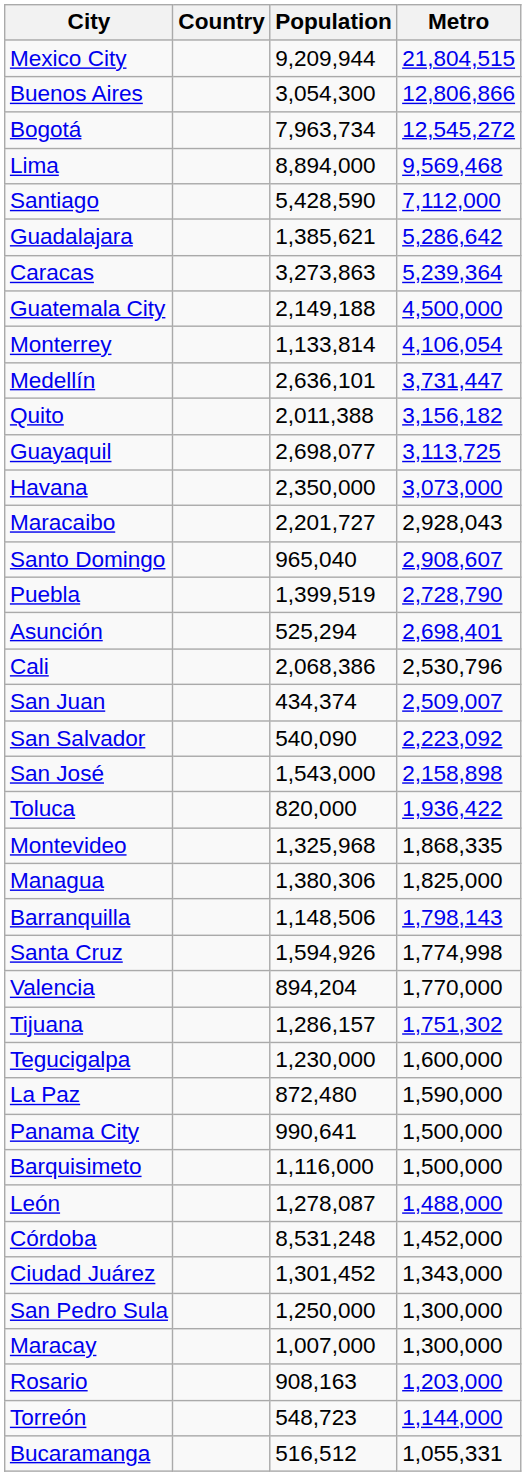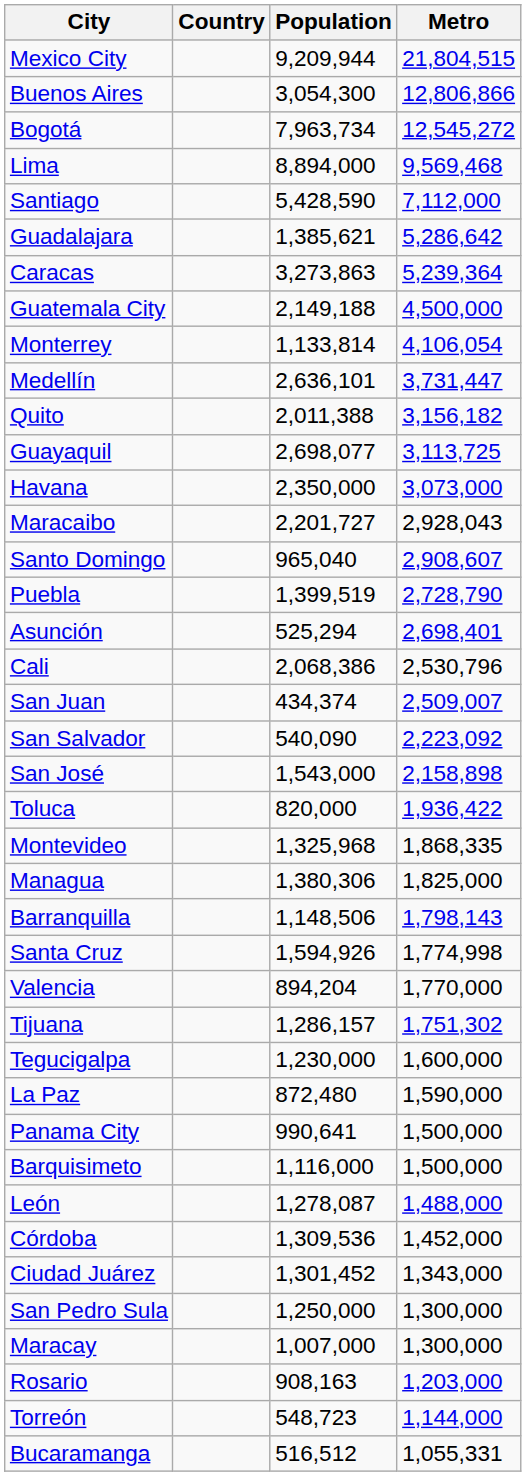(325, 1238) 8,531,248 -> (325, 1238) 1,309,536
